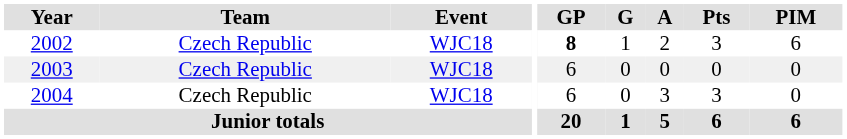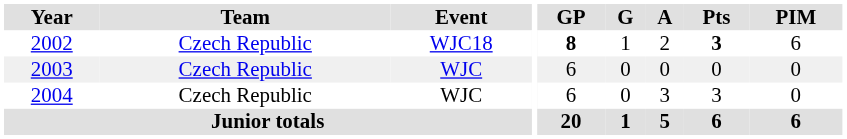(717, 43) normal -> (717, 43) bold
(461, 69) WJC18 -> (461, 69) WJC
(461, 95) WJC18 -> (461, 95) WJC
